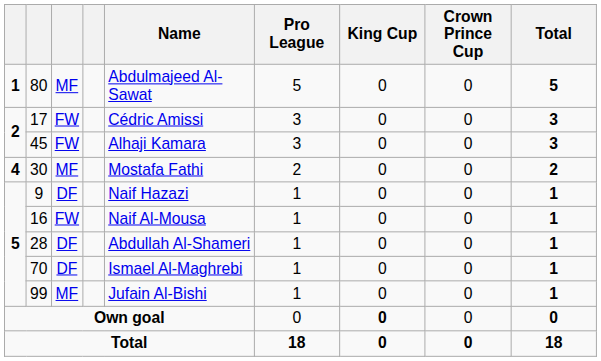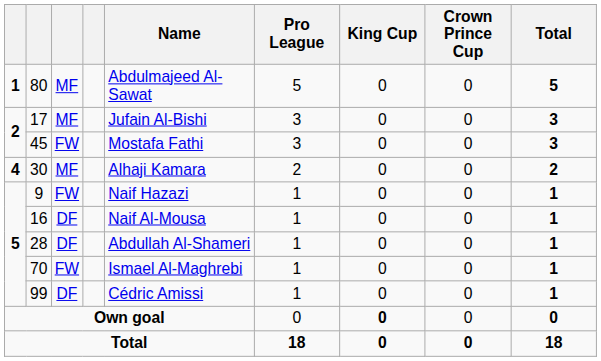(67, 119) FW -> (67, 119) MF
(156, 119) Cédric Amissi -> (157, 119) Jufain Al-Bishi
(157, 144) Alhaji Kamara -> (156, 144) Mostafa Fathi
(156, 169) Mostafa Fathi -> (157, 169) Alhaji Kamara
(67, 194) DF -> (67, 194) FW
(67, 219) FW -> (67, 219) DF
(67, 268) DF -> (67, 268) FW
(67, 293) MF -> (67, 293) DF
(157, 293) Jufain Al-Bishi -> (156, 293) Cédric Amissi
